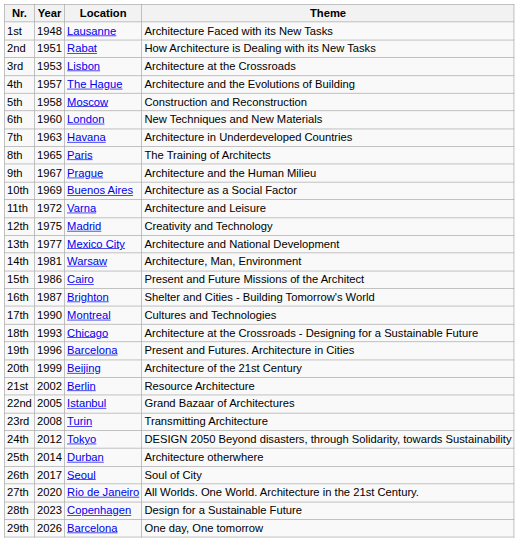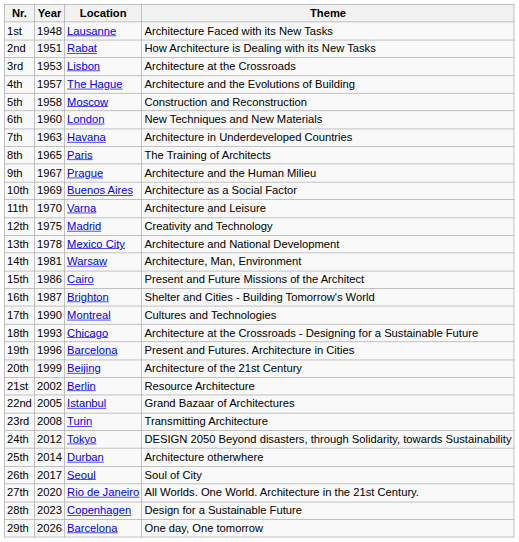(49, 208) 1972 -> (49, 208) 1970
(49, 244) 1977 -> (49, 244) 1978
